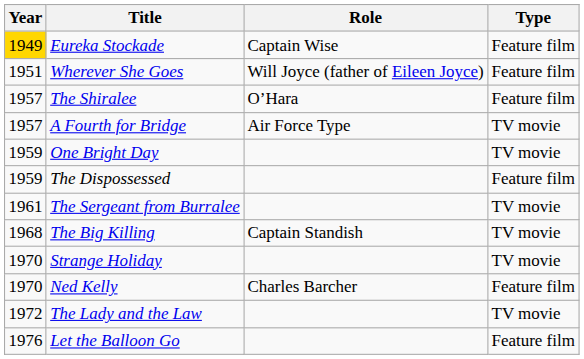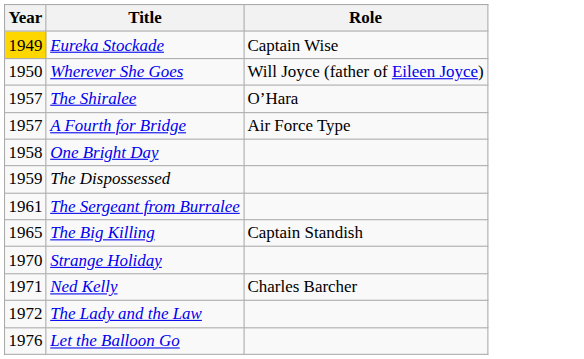- column: (533, 17)
(25, 71) 1951 -> (25, 71) 1950
(25, 152) 1959 -> (25, 152) 1958
(25, 233) 1968 -> (25, 233) 1965
(25, 286) 1970 -> (25, 286) 1971
